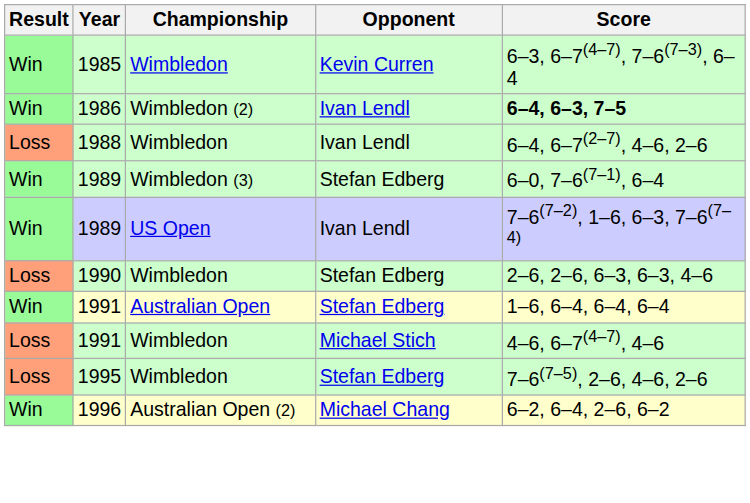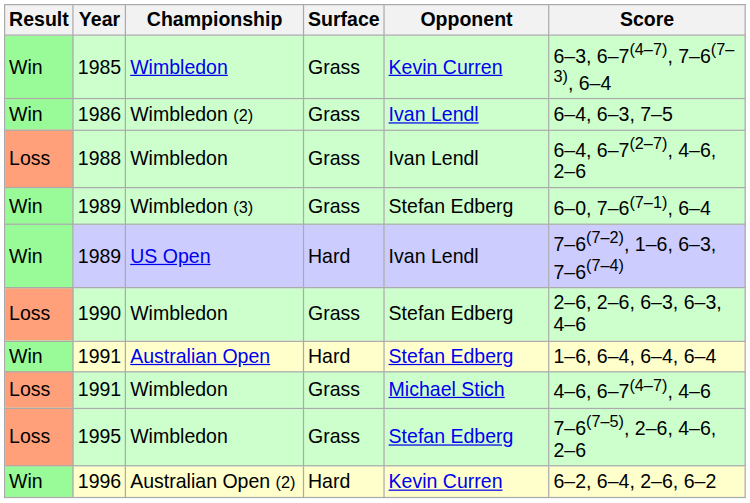+ column: (344, 19)
(566, 109) bold -> (613, 114) normal
(385, 410) Michael Chang -> (446, 481) Kevin Curren
